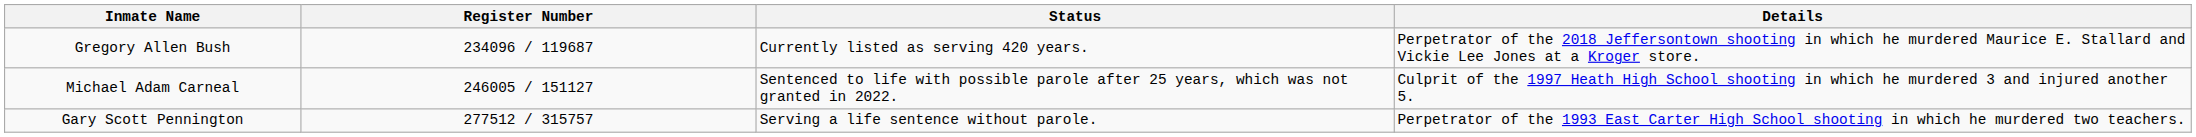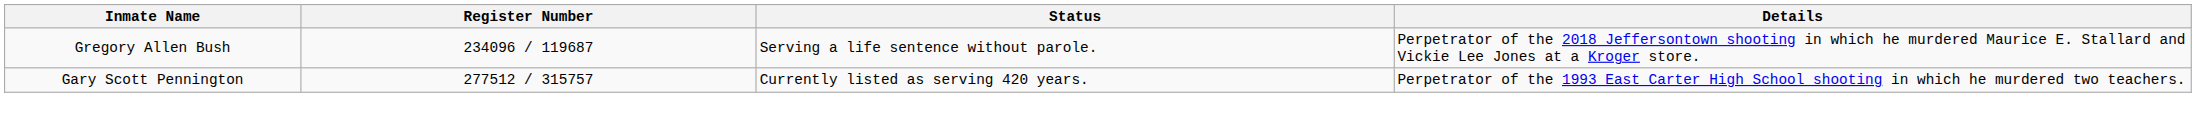(924, 48) Currently listed as serving 420 years. -> (929, 48) Serving a life sentence without parole.
- row: (153, 88)
(929, 120) Serving a life sentence without parole. -> (924, 80) Currently listed as serving 420 years.
